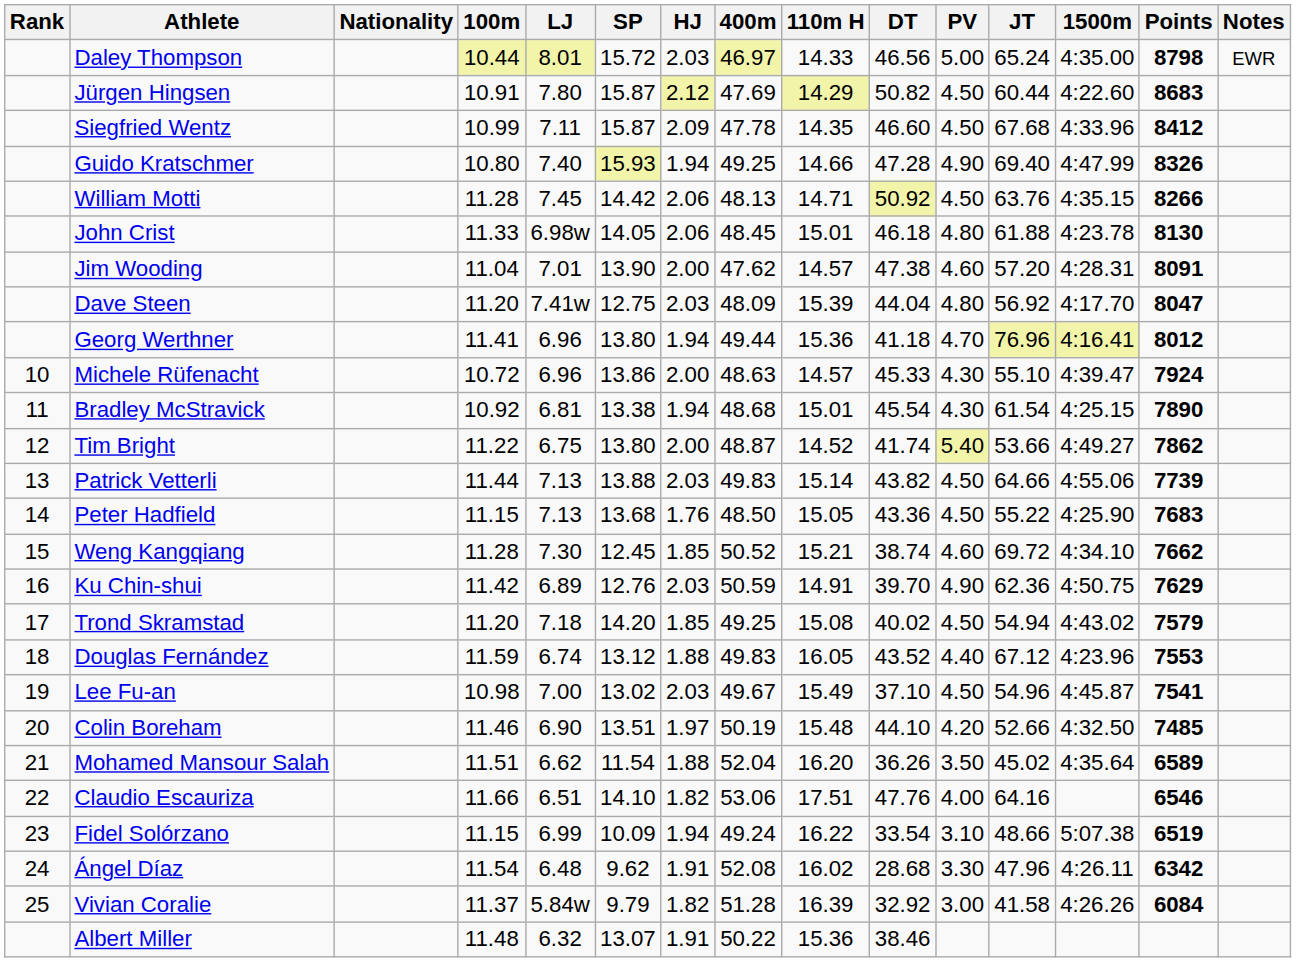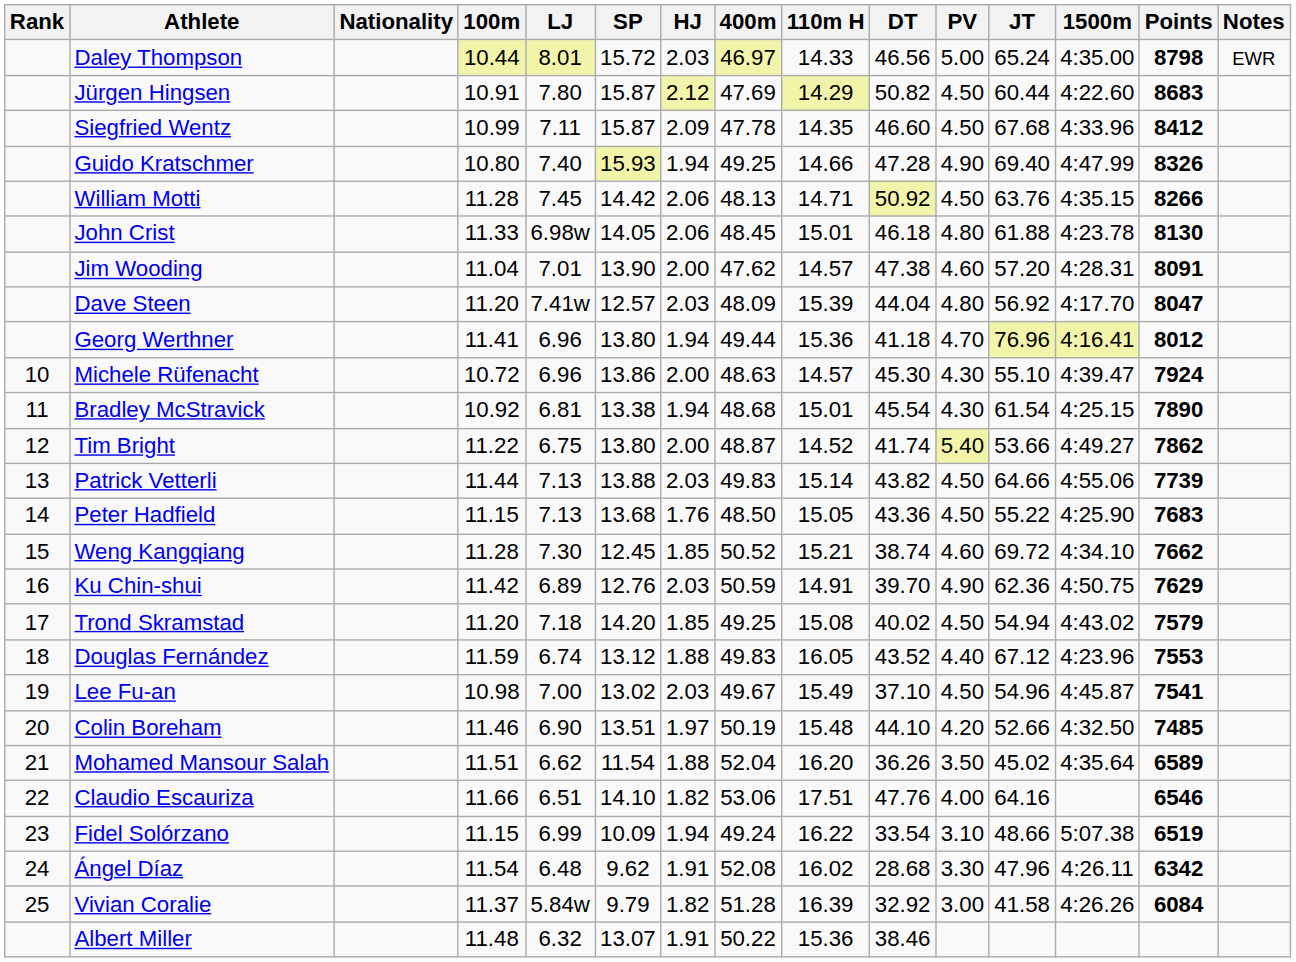(628, 304) 12.75 -> (628, 304) 12.57
(903, 374) 45.33 -> (903, 374) 45.30
